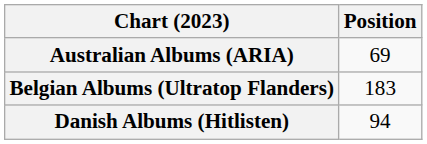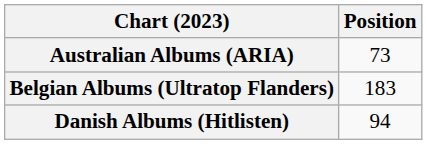(380, 54) 69 -> (380, 54) 73
